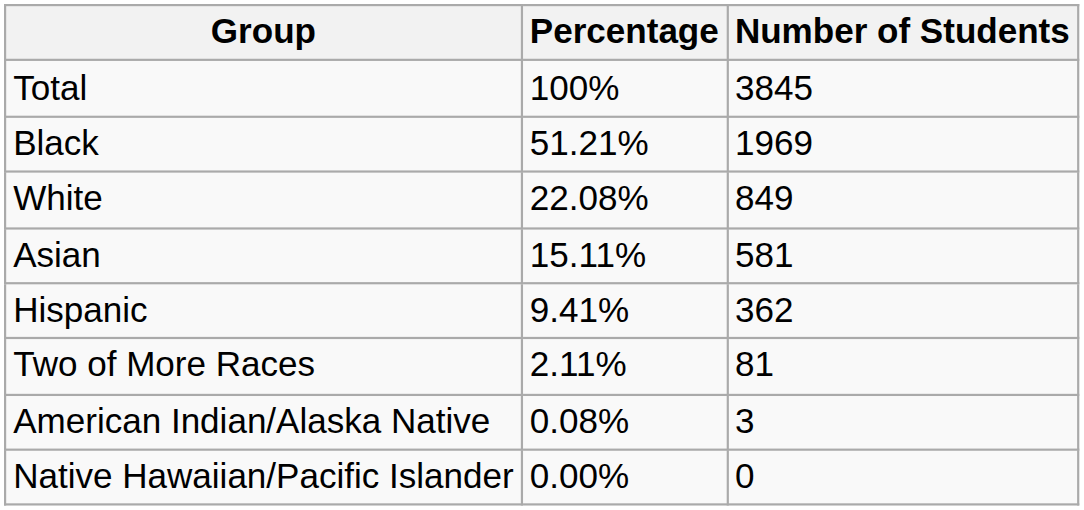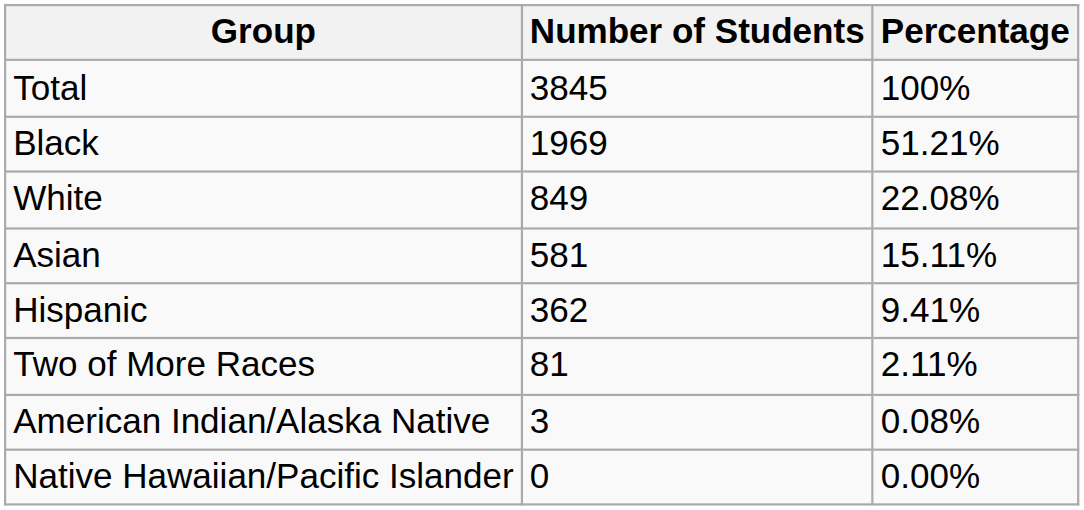columns swapped: (902, 32) <-> (624, 32)
